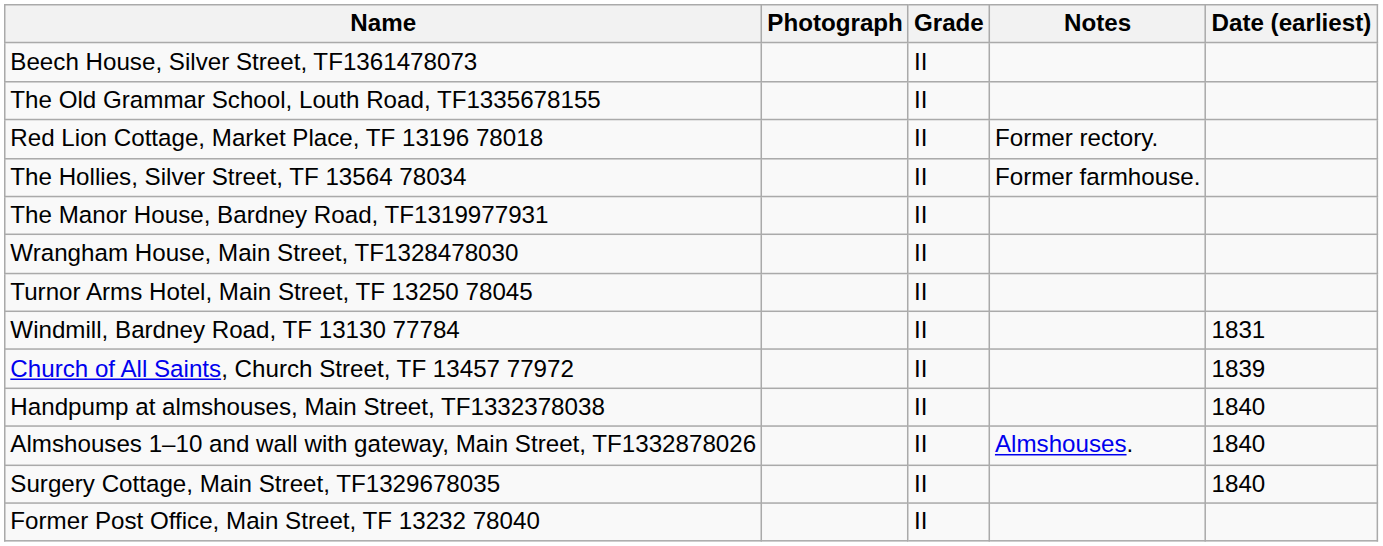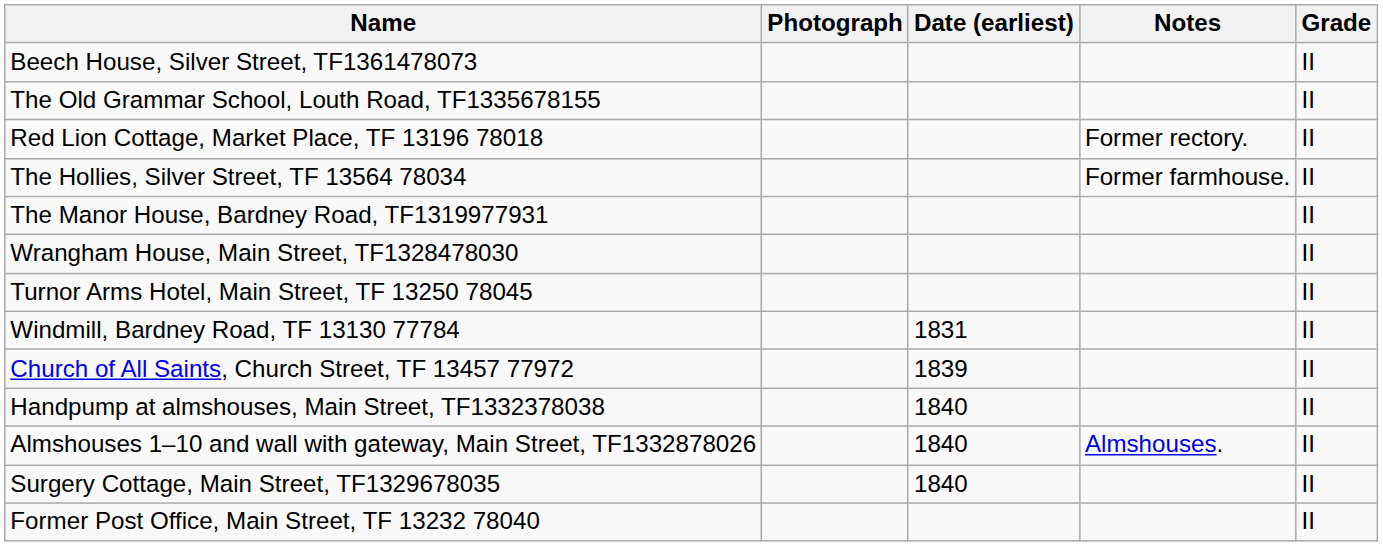columns swapped: (1291, 23) <-> (949, 23)
